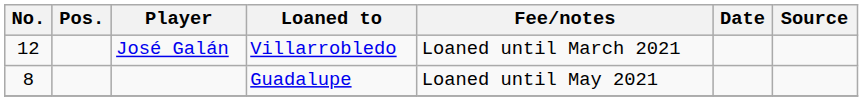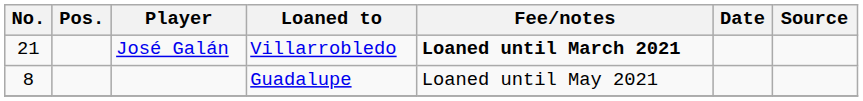(28, 51) 12 -> (28, 51) 21
(551, 51) normal -> (551, 51) bold
